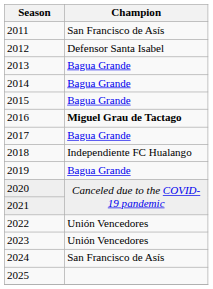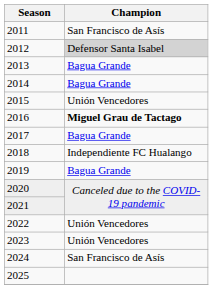(116, 48) no background -> (116, 48) lightgrey background
(99, 100) Bagua Grande -> (108, 100) Unión Vencedores
